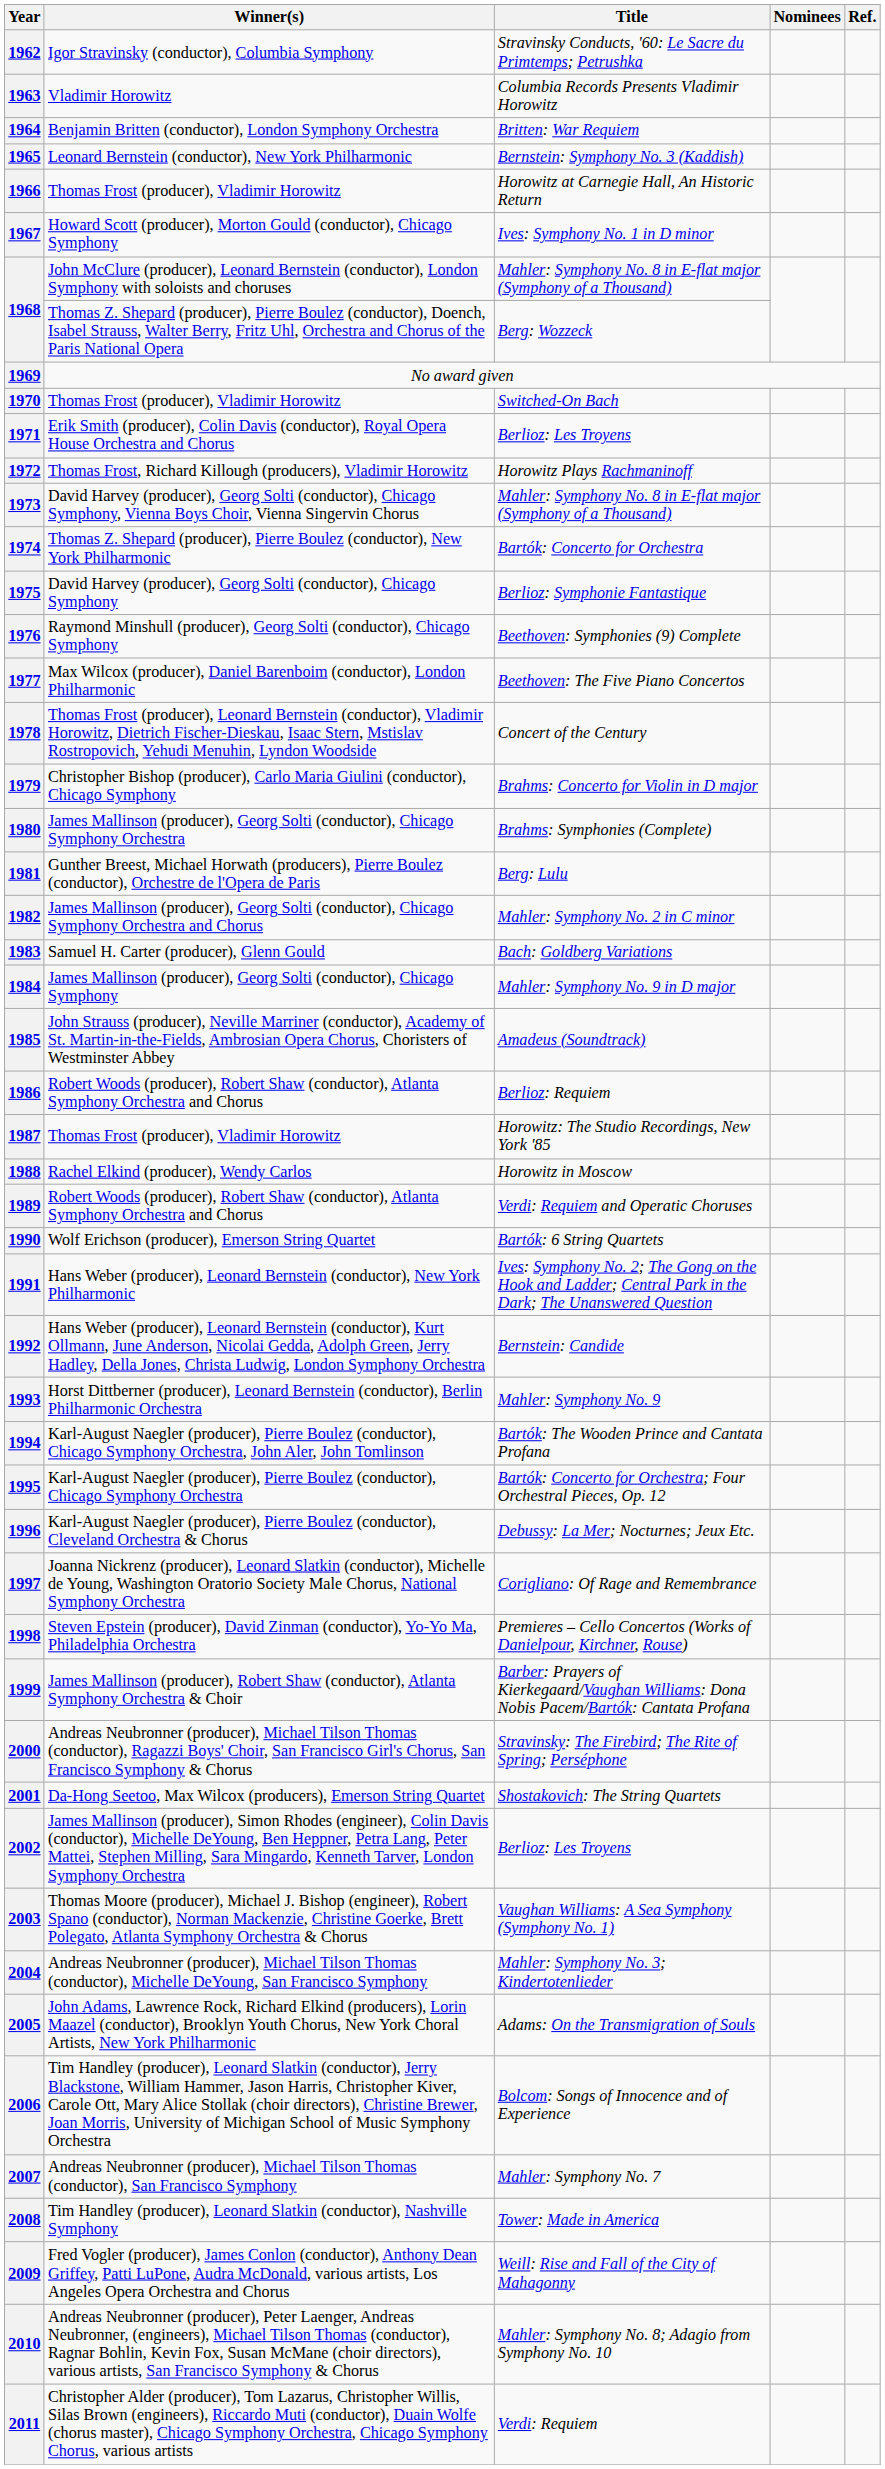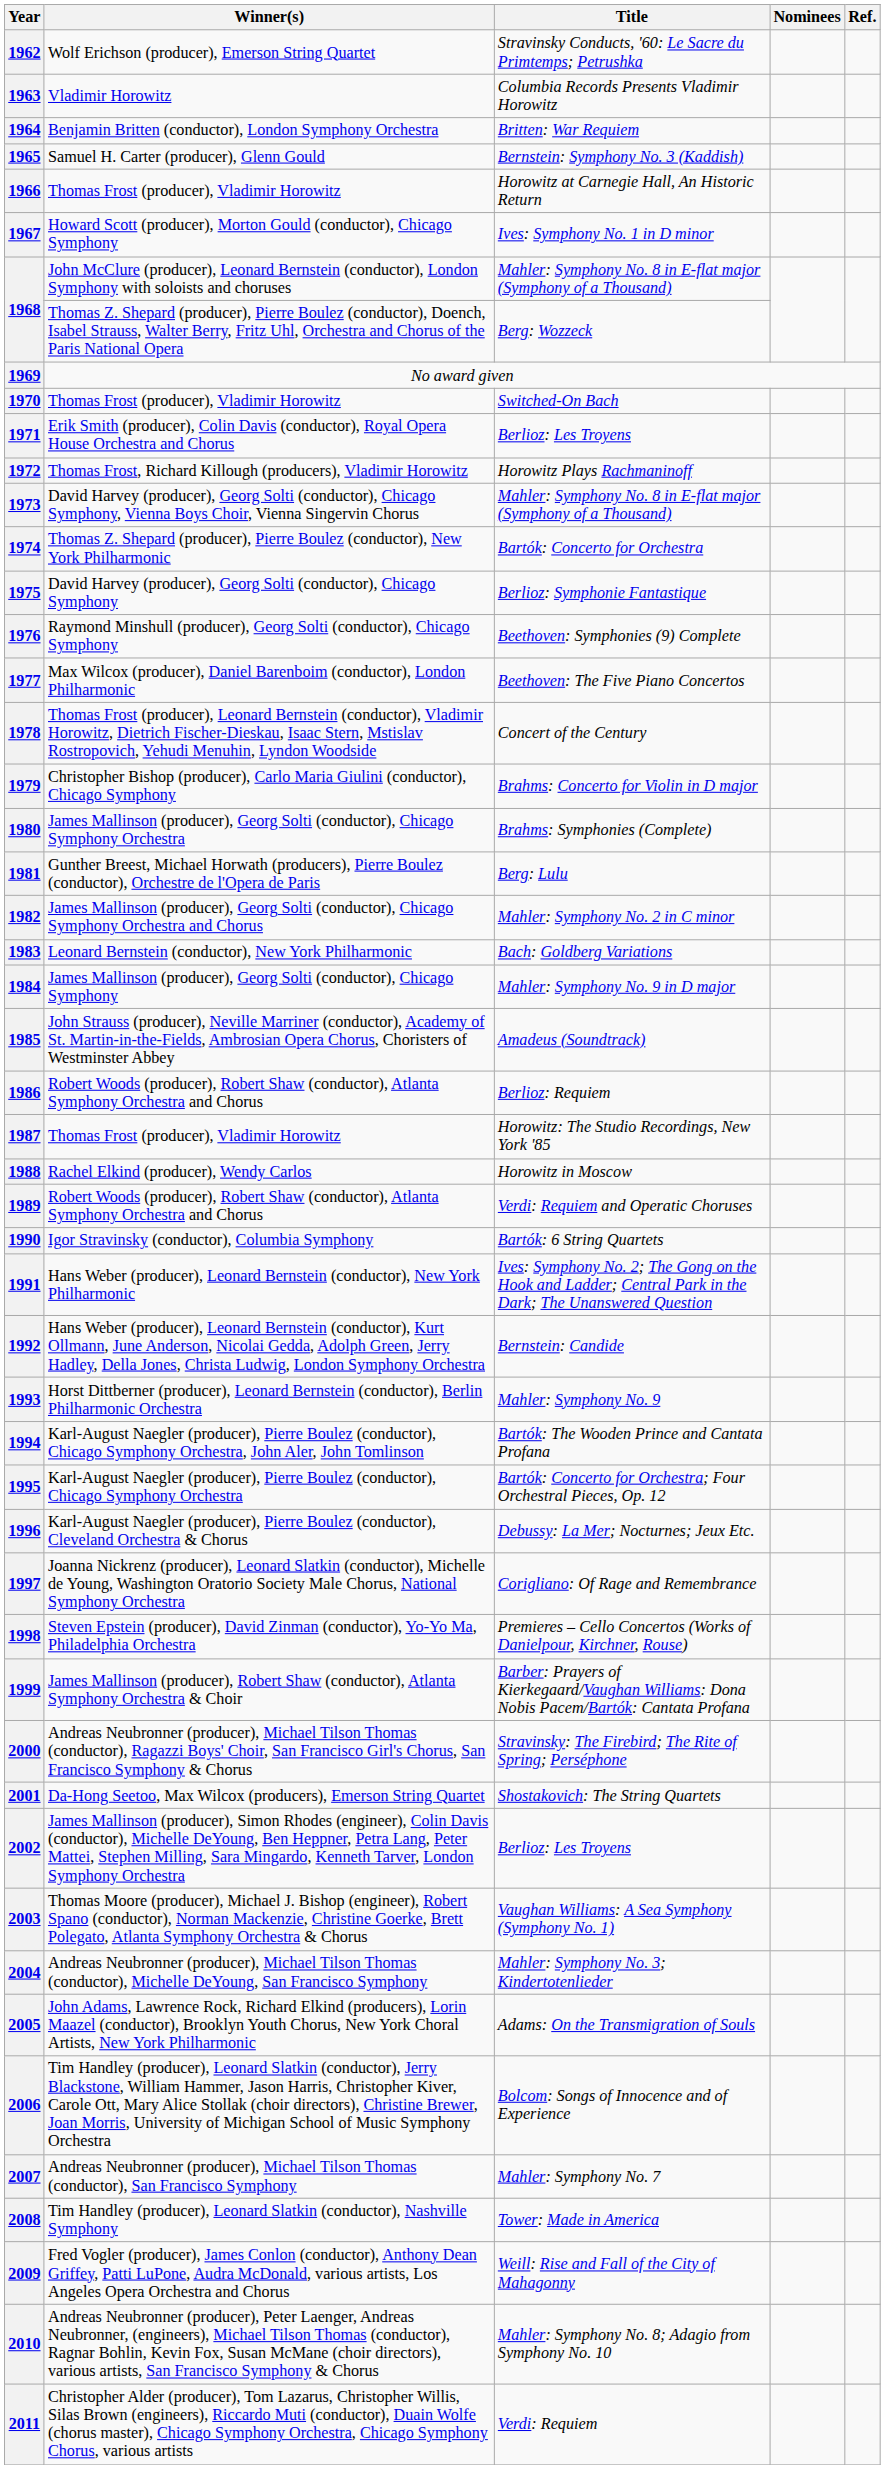(211, 52) Igor Stravinsky (conductor), Columbia Symphony -> (212, 52) Wolf Erichson (producer), Emerson String Quartet
(230, 156) Leonard Bernstein (conductor), New York Philharmonic -> (186, 156) Samuel H. Carter (producer), Glenn Gould
(186, 952) Samuel H. Carter (producer), Glenn Gould -> (230, 952) Leonard Bernstein (conductor), New York Philharmonic
(212, 1240) Wolf Erichson (producer), Emerson String Quartet -> (211, 1240) Igor Stravinsky (conductor), Columbia Symphony
